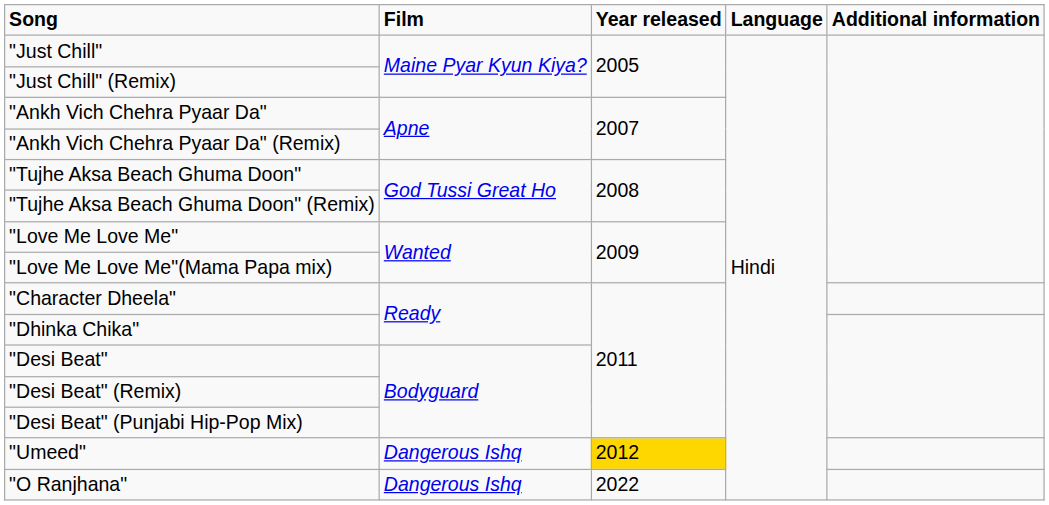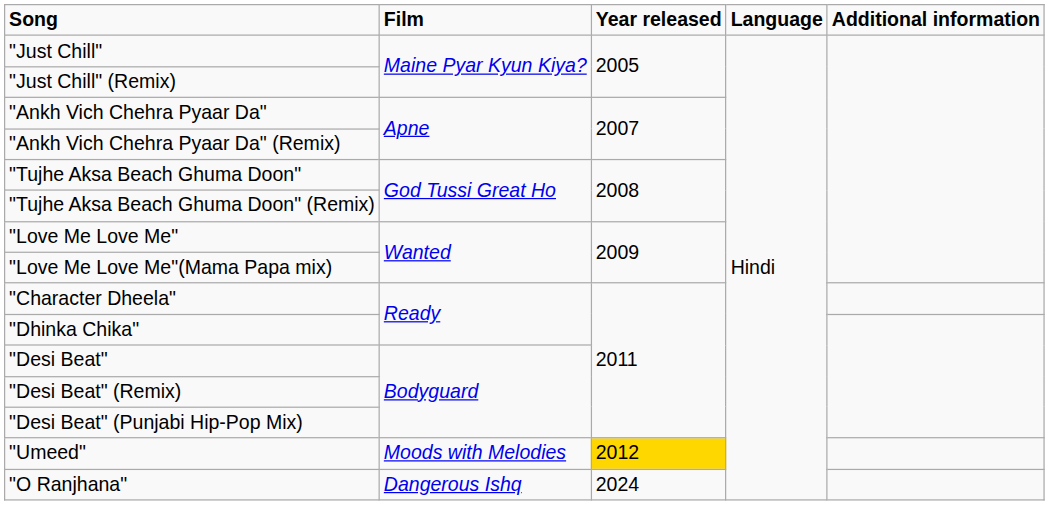(453, 453) Dangerous Ishq -> (475, 453) Moods with Melodies
(617, 484) 2022 -> (617, 484) 2024
